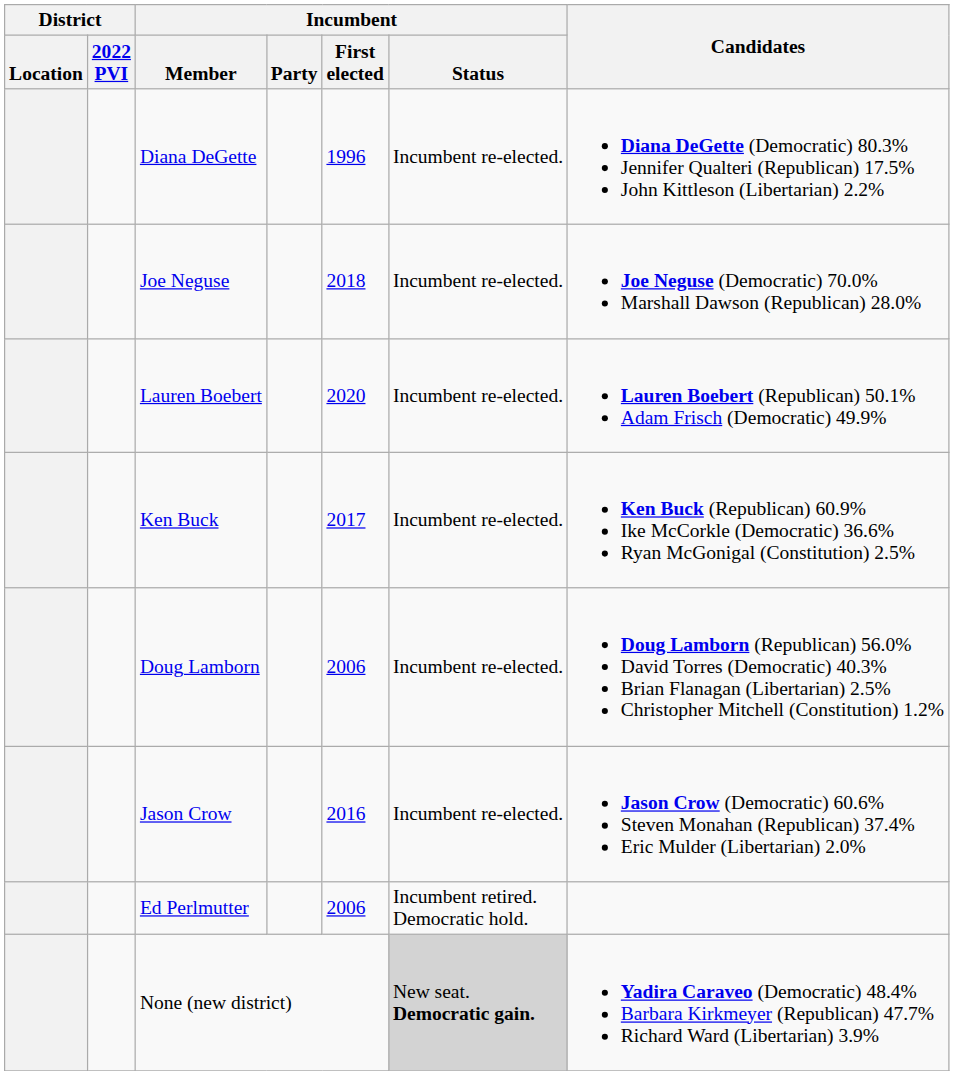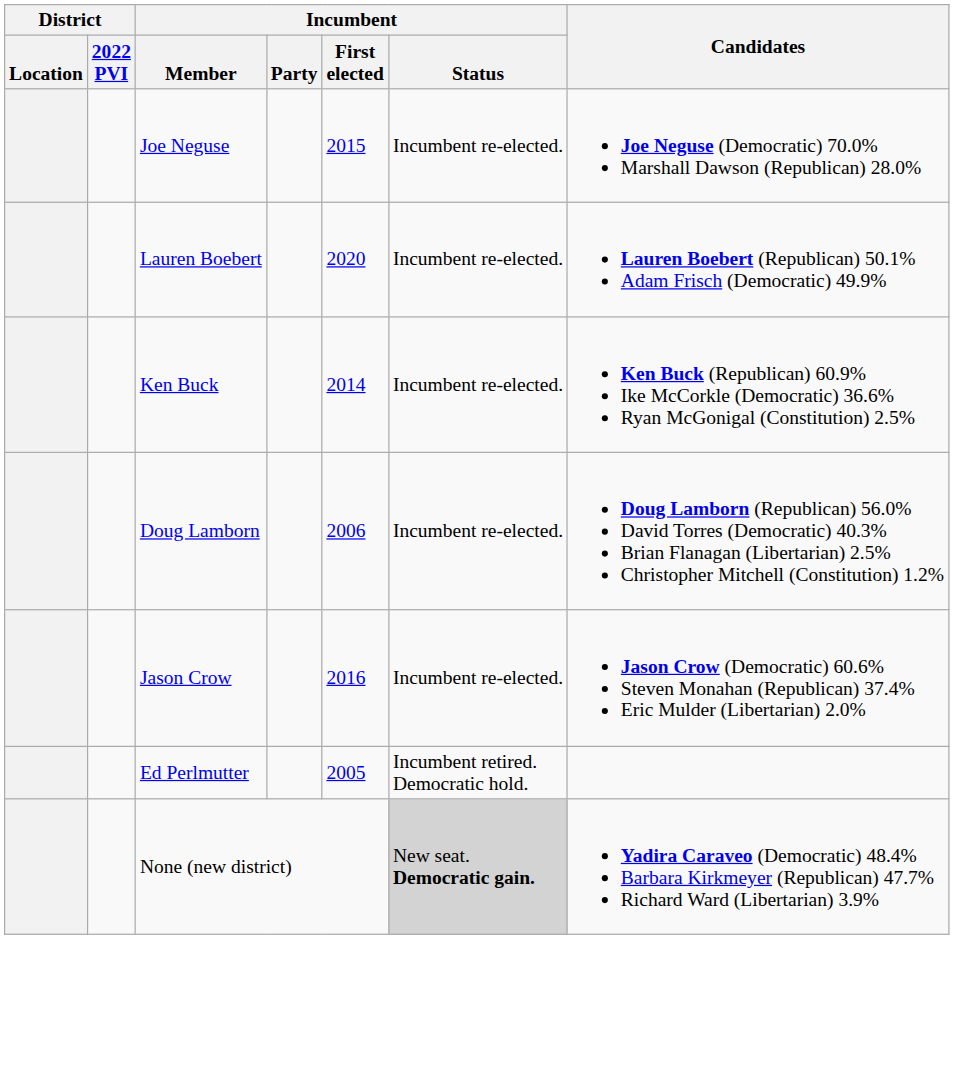- row: (198, 156)
(346, 281) 2018 -> (346, 145) 2015
(346, 520) 2017 -> (346, 384) 2014
(346, 908) 2006 -> (346, 772) 2005
